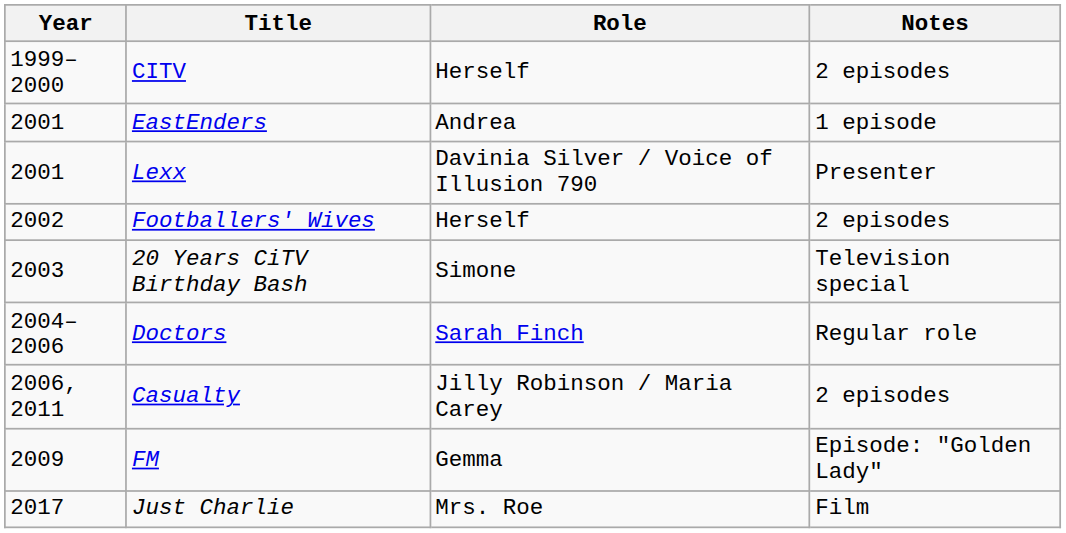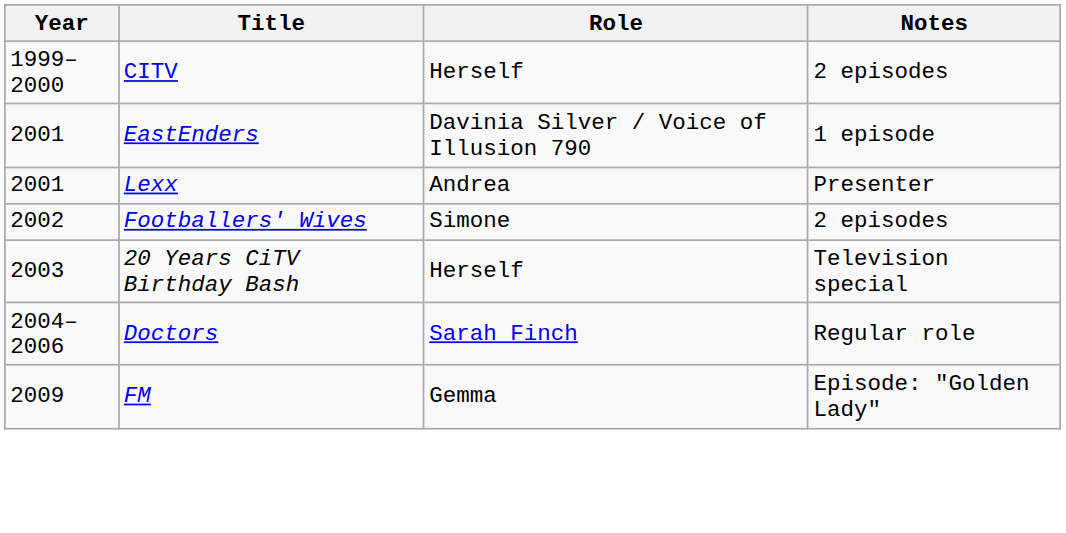(476, 122) Andrea -> (598, 135) Davinia Silver / Voice of Illusion 790
(604, 172) Davinia Silver / Voice of Illusion 790 -> (470, 185) Andrea
(482, 222) Herself -> (470, 222) Simone
(476, 271) Simone -> (477, 271) Herself
- row: (186, 397)
- row: (213, 509)
